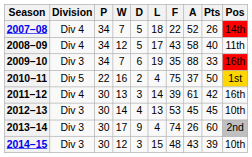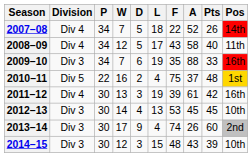(212, 78) 50 -> (212, 78) 48
(157, 95) 14 -> (157, 95) 19
